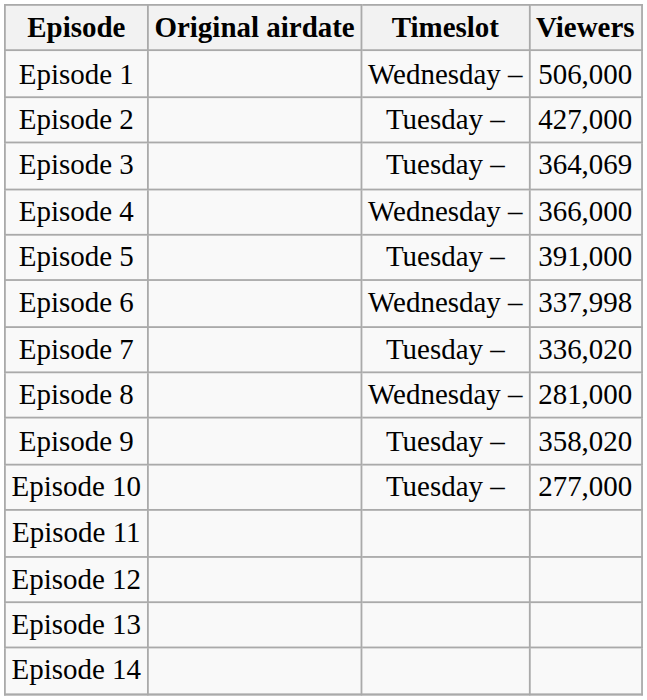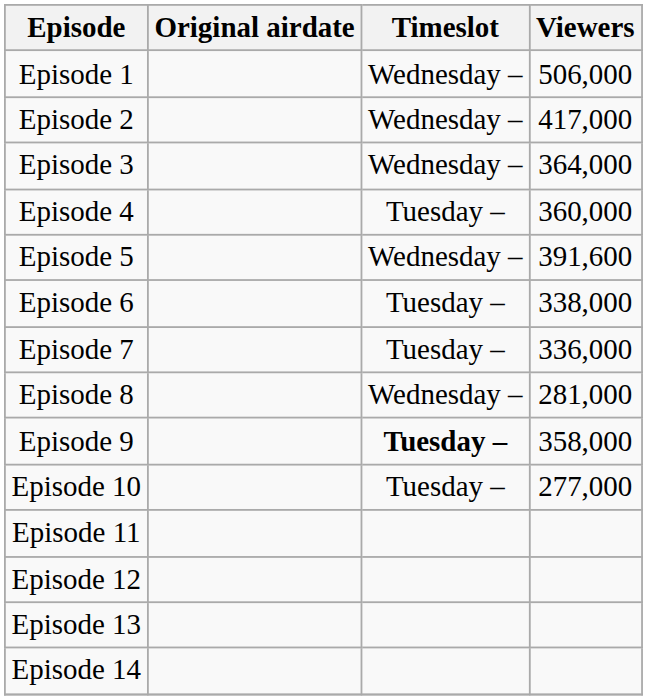(445, 119) Tuesday – -> (445, 119) Wednesday –
(585, 119) 427,000 -> (585, 119) 417,000
(445, 165) Tuesday – -> (445, 165) Wednesday –
(585, 165) 364,069 -> (585, 165) 364,000
(445, 211) Wednesday – -> (445, 211) Tuesday –
(585, 211) 366,000 -> (585, 211) 360,000
(445, 257) Tuesday – -> (445, 257) Wednesday –
(585, 257) 391,000 -> (585, 257) 391,600
(445, 303) Wednesday – -> (445, 303) Tuesday –
(585, 303) 337,998 -> (585, 303) 338,000
(585, 348) 336,020 -> (585, 348) 336,000
(445, 440) normal -> (445, 440) bold
(585, 440) 358,020 -> (585, 440) 358,000
